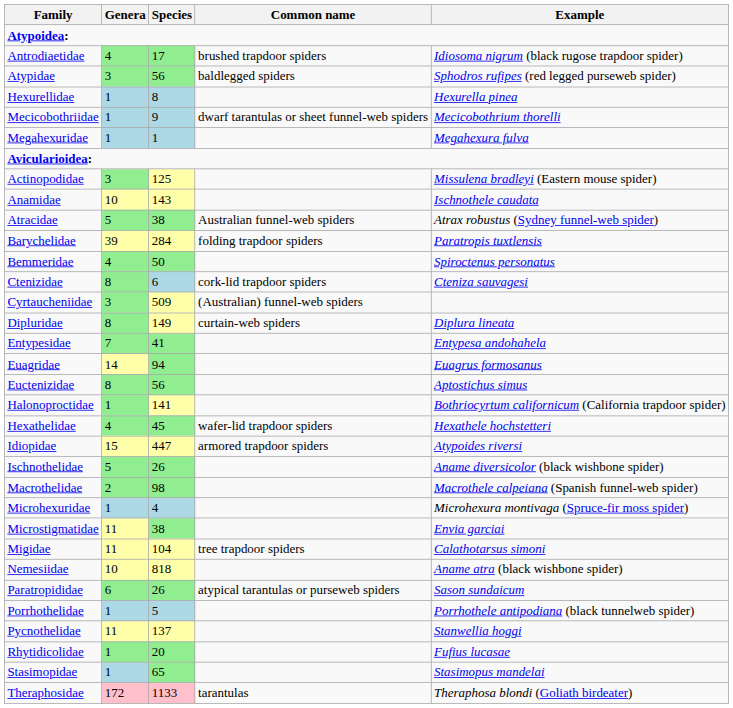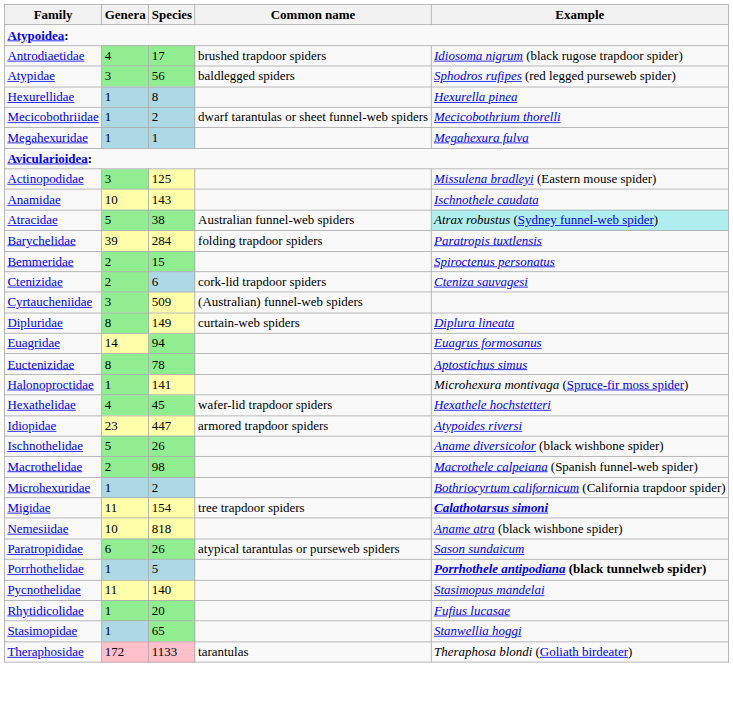(155, 117) 9 -> (155, 117) 2
(546, 220) no background -> (546, 220) paleturquoise background
(108, 261) 4 -> (108, 261) 2
(158, 261) 50 -> (158, 261) 15
(108, 281) 8 -> (108, 281) 2
- row: (39, 343)
(158, 384) 56 -> (158, 364) 78
(580, 405) Bothriocyrtum californicum (California trapdoor spider) -> (561, 384) Microhexura montivaga (Spruce-fir moss spider)
(111, 446) 15 -> (111, 425) 23
(155, 508) 4 -> (155, 487) 2
(561, 508) Microhexura montivaga (Spruce-fir moss spider) -> (580, 487) Bothriocyrtum californicum (California trapdoor spider)
- row: (53, 528)
(162, 549) 104 -> (161, 508) 154
(490, 549) normal -> (491, 508) bold
(564, 610) normal -> (570, 569) bold
(162, 631) 137 -> (161, 590) 140
(478, 631) Stanwellia hoggi -> (489, 590) Stasimopus mandelai
(489, 672) Stasimopus mandelai -> (478, 631) Stanwellia hoggi
